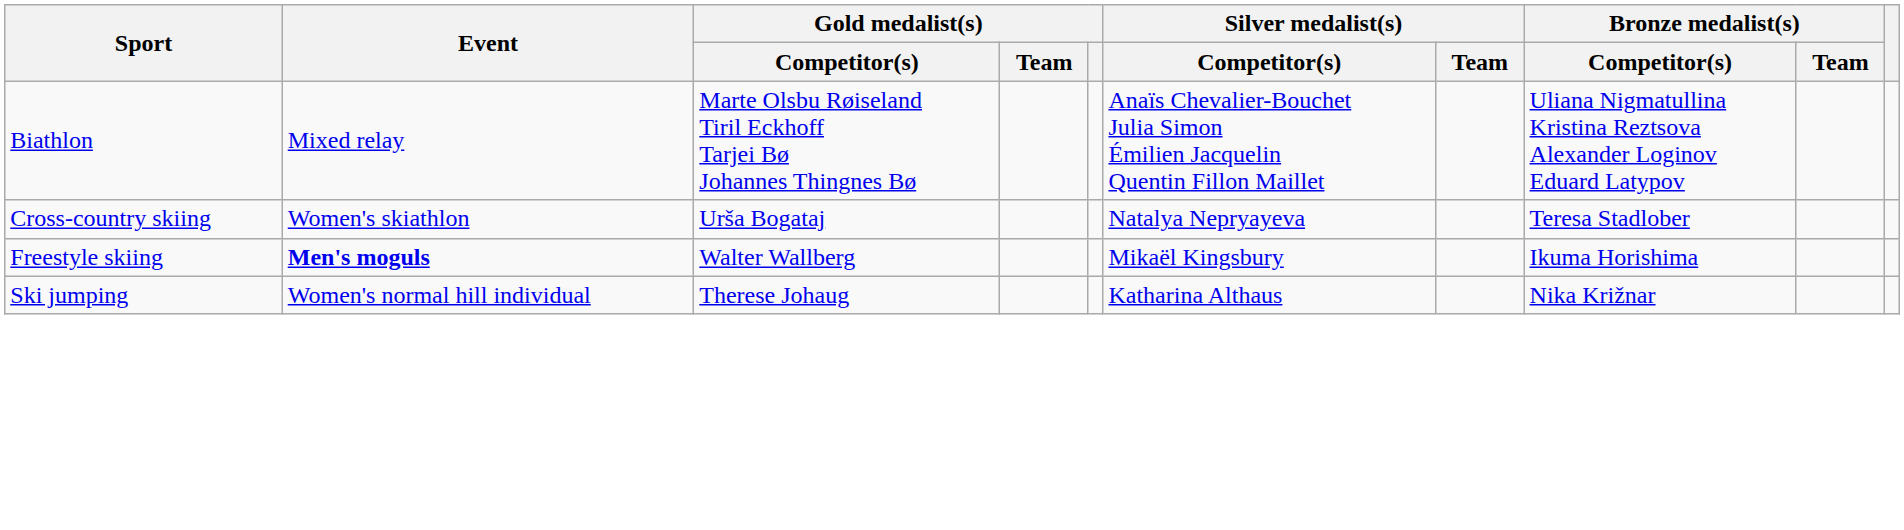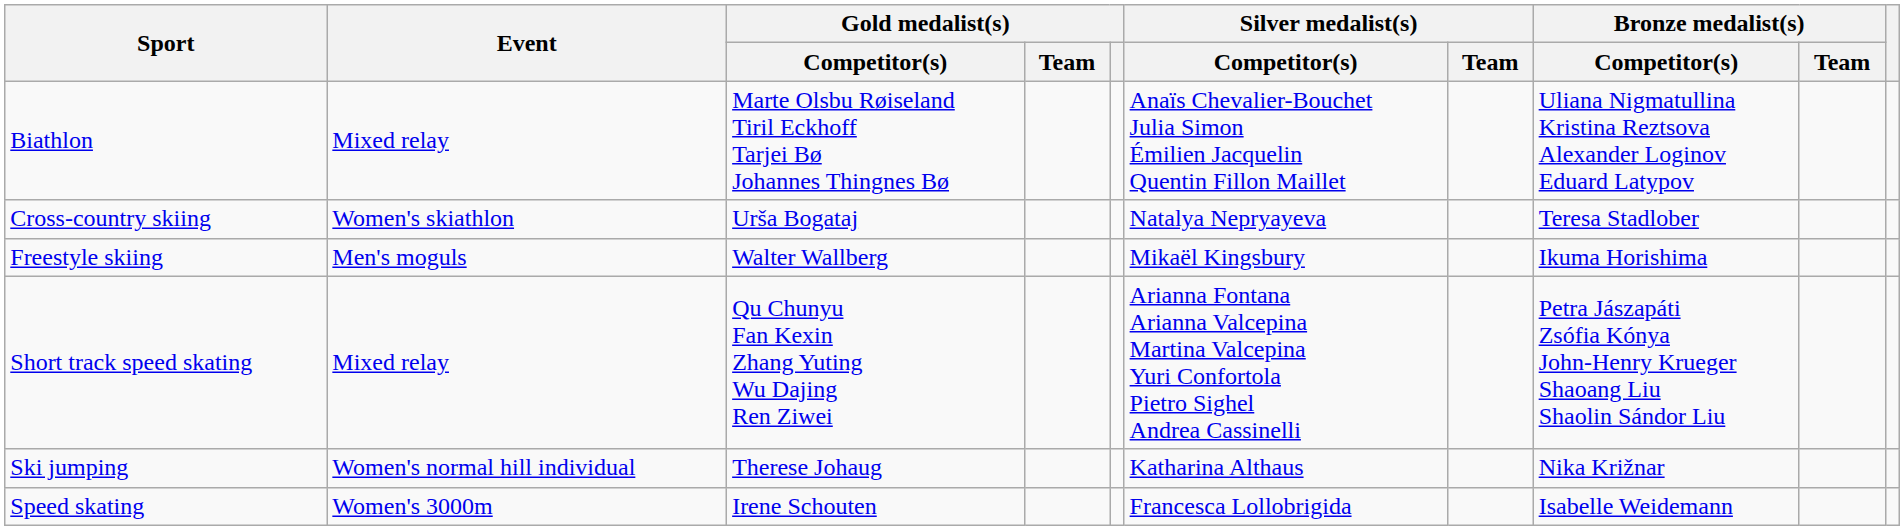(359, 256) bold -> (400, 256) normal
+ row: (131, 362)
+ row: (77, 505)
